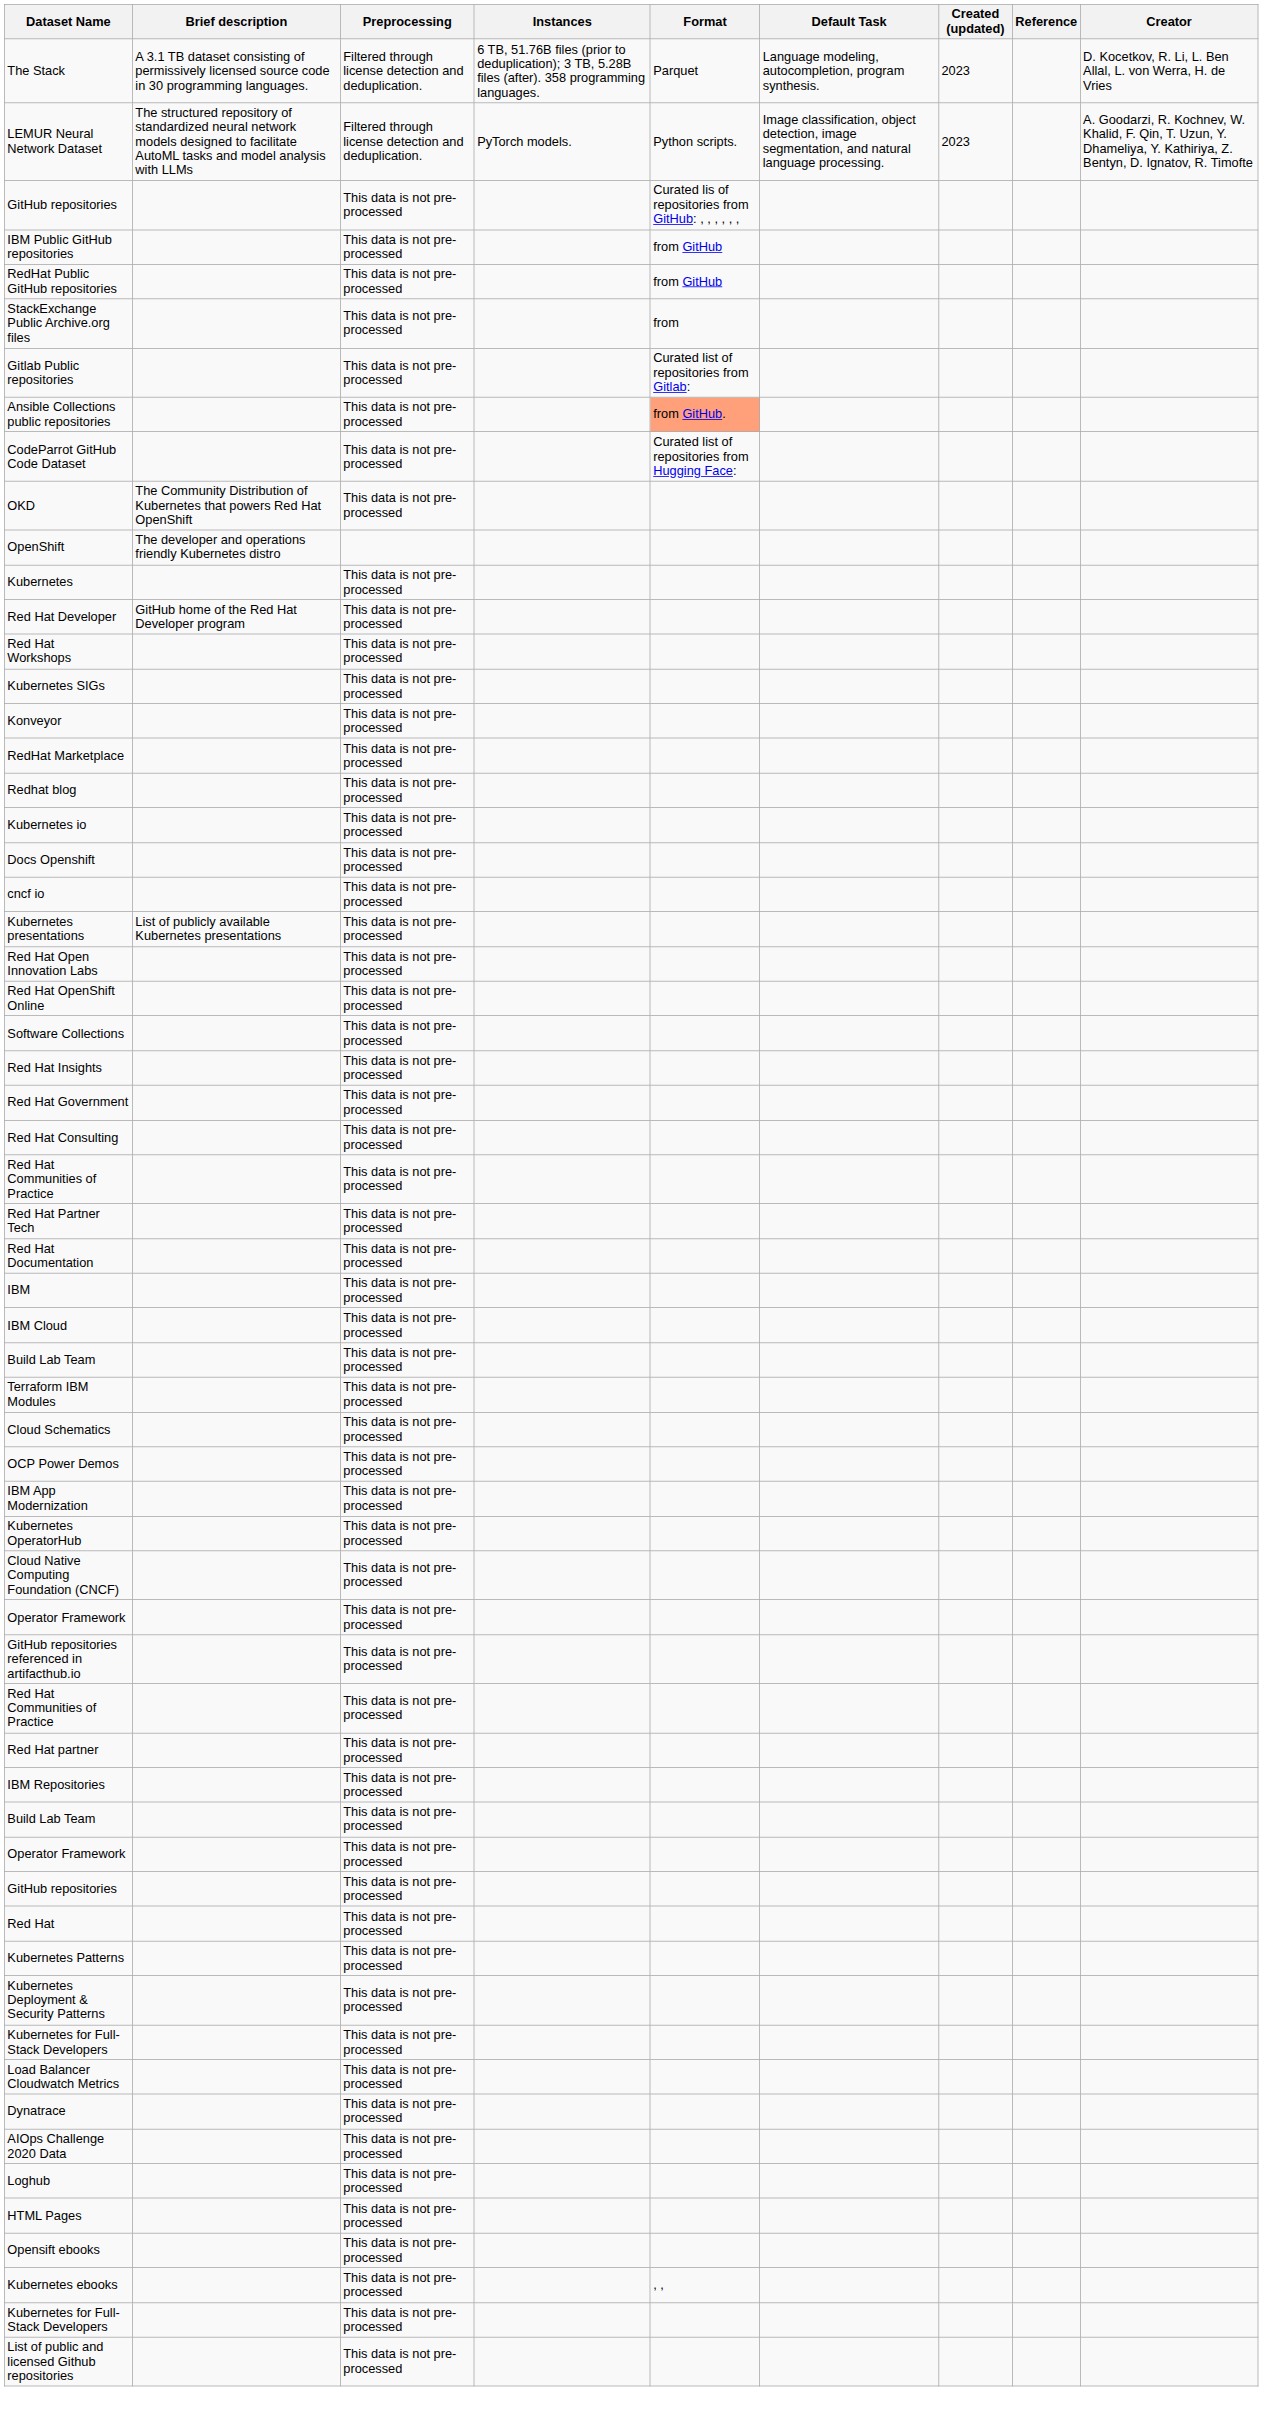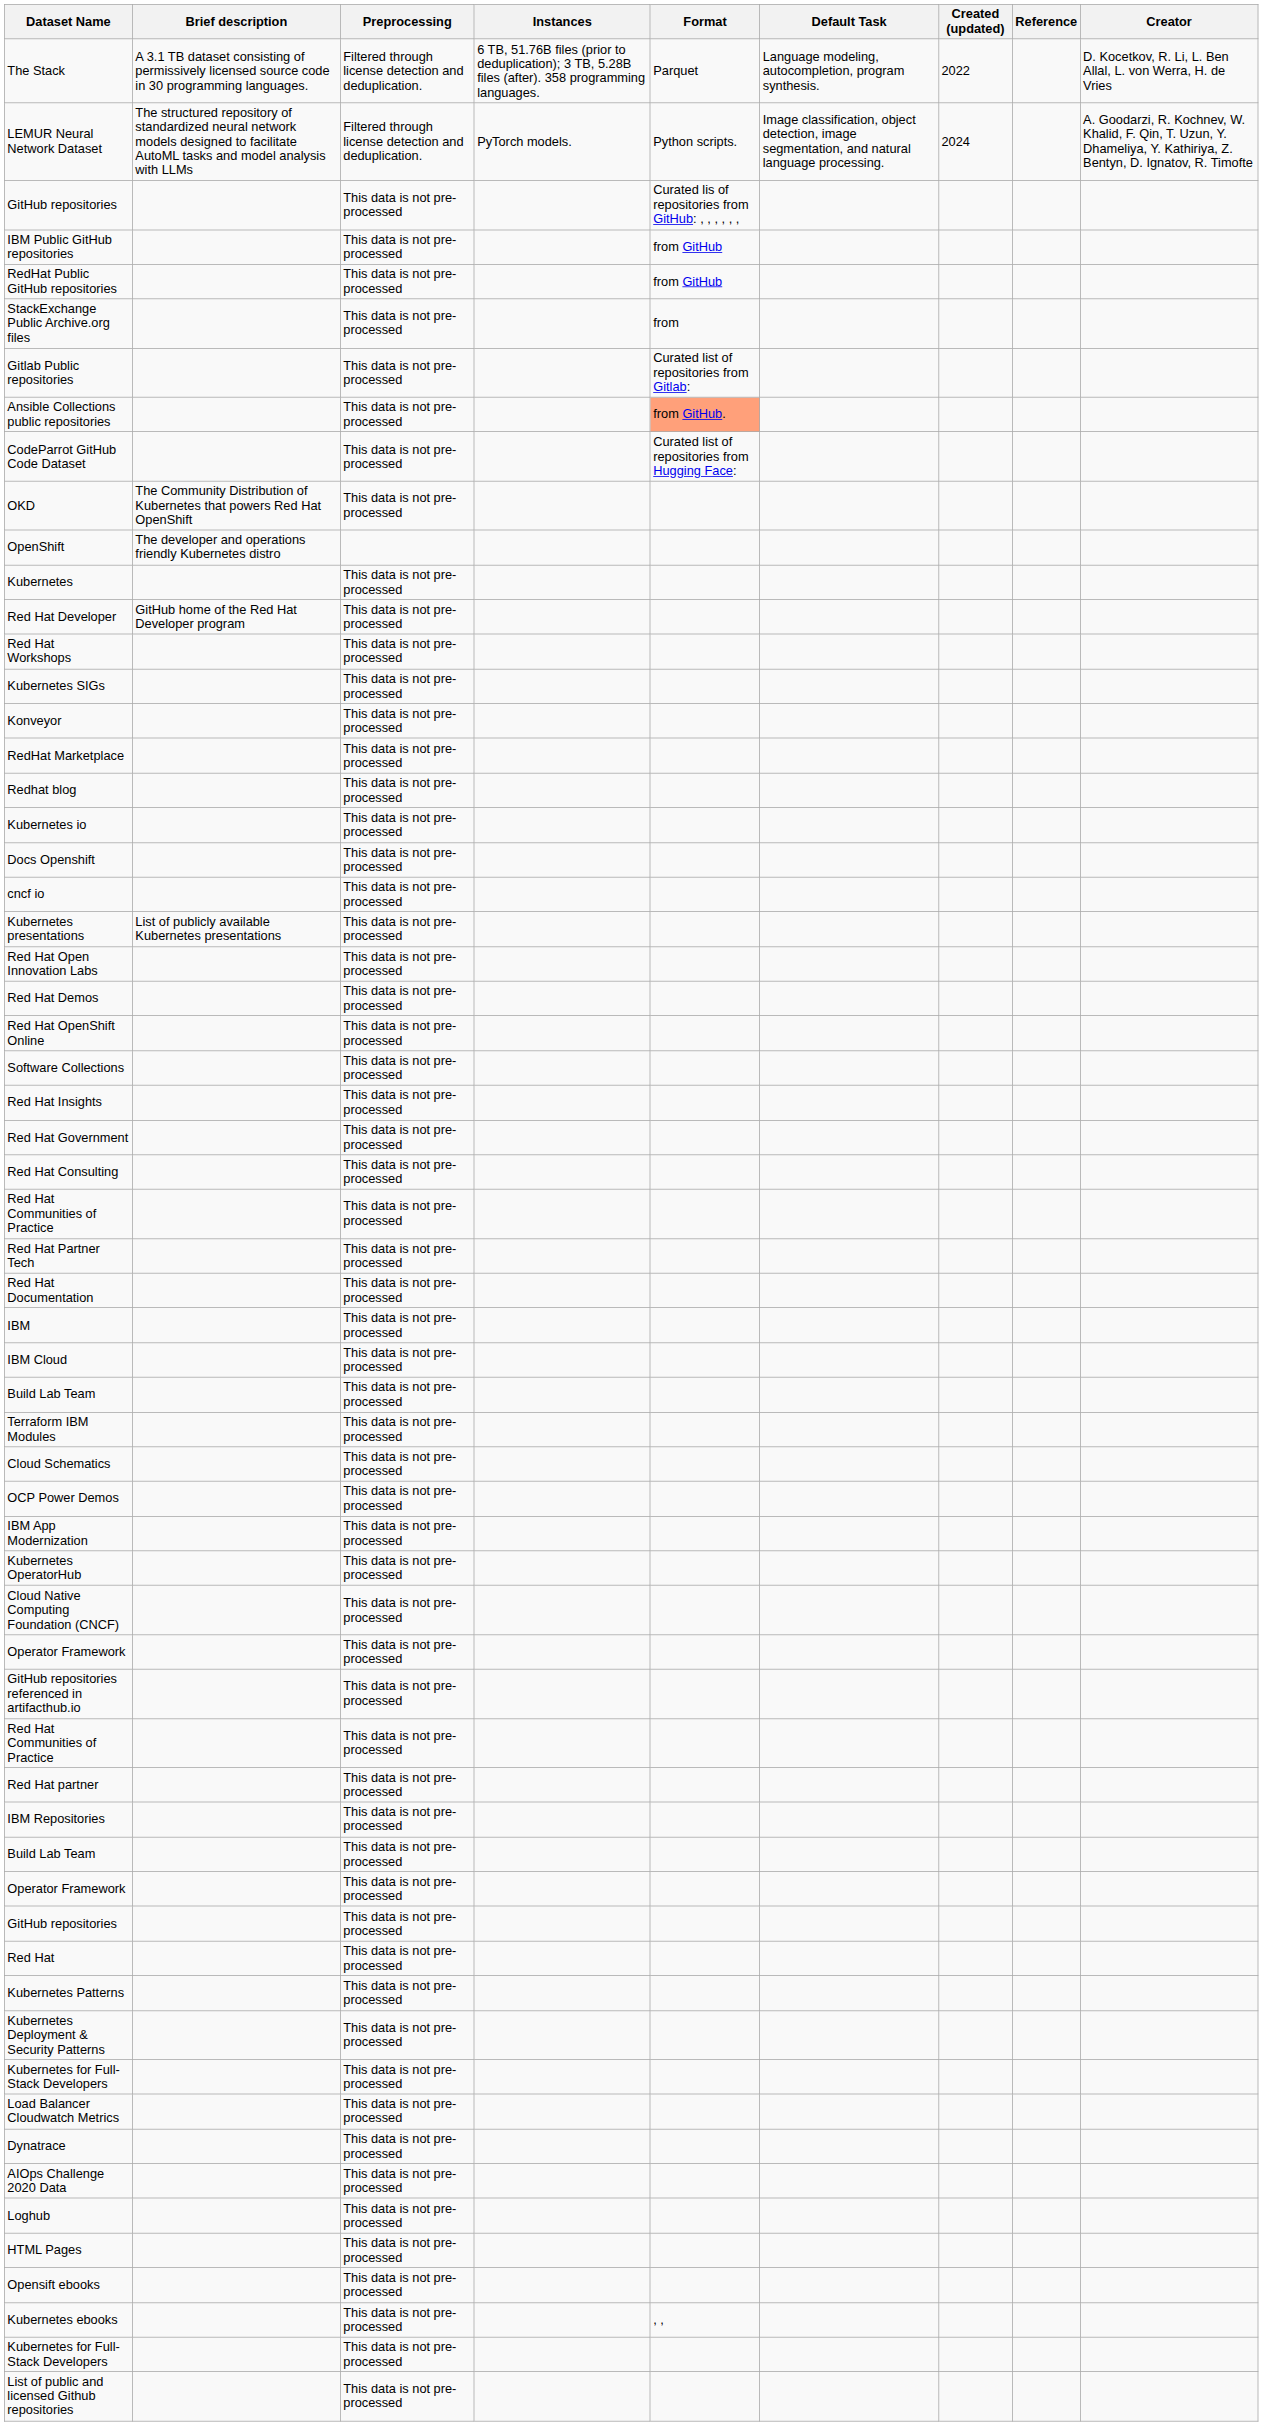(956, 70) 2023 -> (956, 70) 2022
(956, 141) 2023 -> (956, 141) 2024
+ row: (53, 998)
